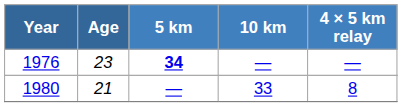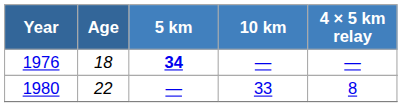(103, 63) 23 -> (103, 63) 18
(103, 89) 21 -> (103, 89) 22
